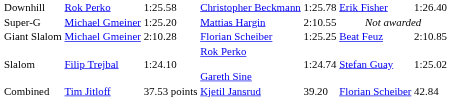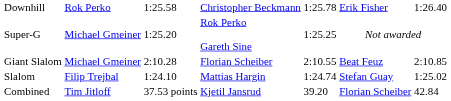(233, 22) Mattias Hargin -> (226, 34) Rok Perko Gareth Sine
(320, 22) 2:10.55 -> (320, 34) 1:25.25
(320, 37) 1:25.25 -> (320, 61) 2:10.55
(226, 64) Rok Perko Gareth Sine -> (233, 76) Mattias Hargin
